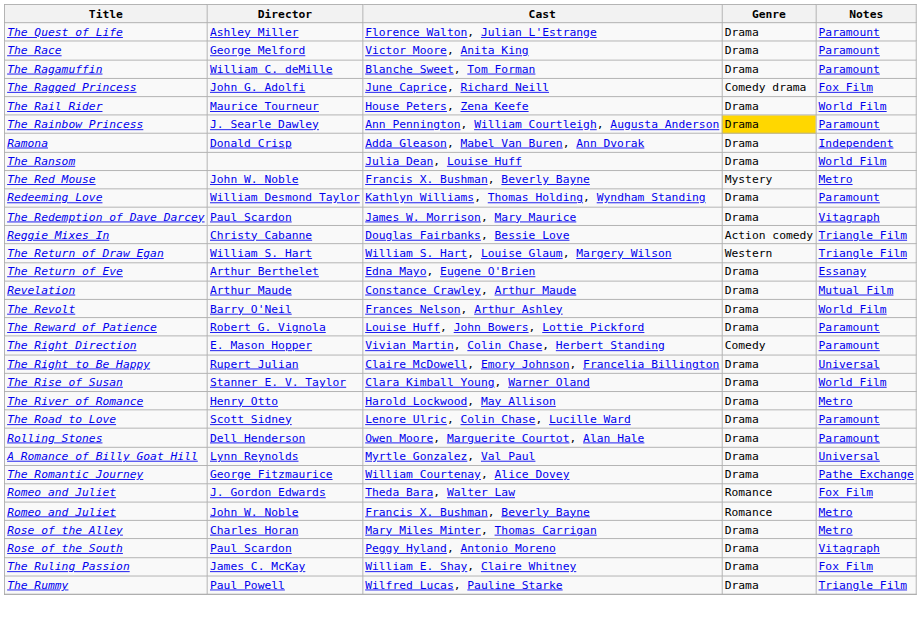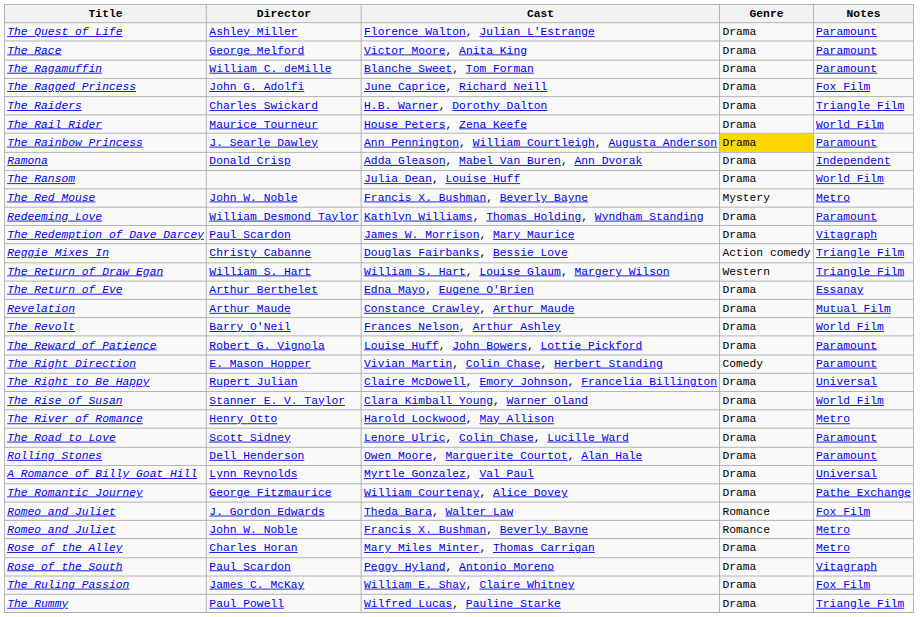(766, 87) Comedy drama -> (739, 87) Drama
+ row: (44, 106)
